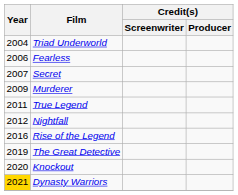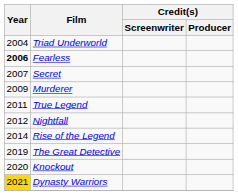(17, 58) normal -> (17, 58) bold
(17, 136) 2016 -> (17, 136) 2014
